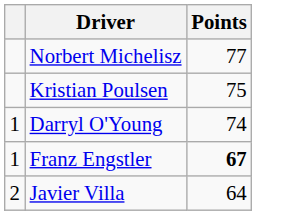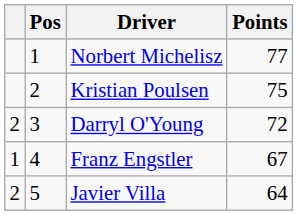+ column: (45, 21)
(15, 124) 1 -> (15, 124) 2
(236, 124) 74 -> (277, 124) 72
(236, 159) bold -> (277, 159) normal
